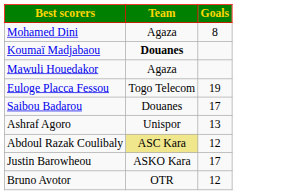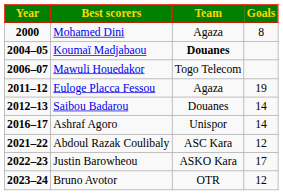+ column: (27, 13)
(162, 69) Agaza -> (208, 69) Togo Telecom
(162, 87) Togo Telecom -> (208, 87) Agaza
(215, 106) 17 -> (261, 106) 14
(215, 124) 13 -> (261, 124) 14
(162, 143) khaki background -> (208, 143) no background
